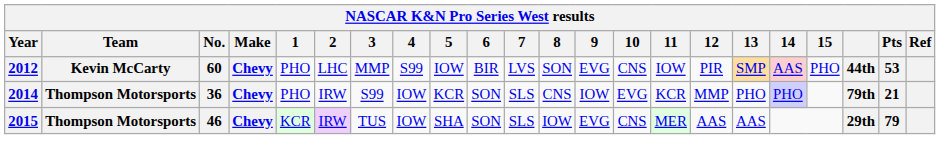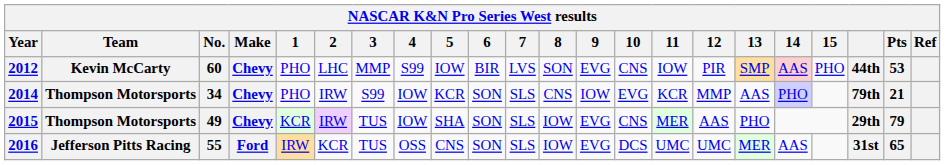(214, 94) 36 -> (214, 94) 34
(751, 94) PHO -> (755, 94) AAS
(214, 120) 46 -> (214, 120) 49
(751, 120) AAS -> (755, 120) PHO
+ row: (23, 146)
